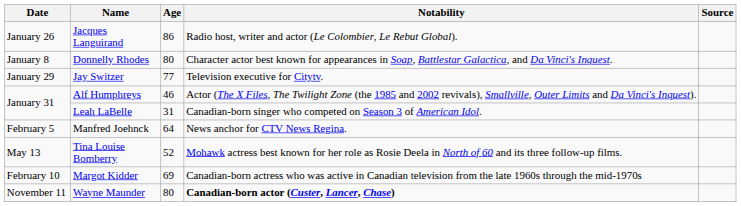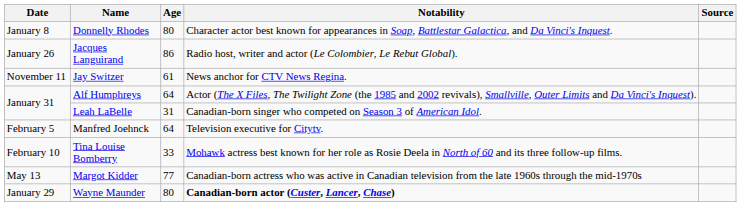rows swapped: (111, 59) <-> (98, 36)
(31, 77) January 29 -> (36, 77) November 11
(169, 77) 77 -> (169, 77) 61
(255, 77) Television executive for Citytv. -> (266, 77) News anchor for CTV News Regina.
(169, 94) 46 -> (169, 94) 64
(266, 128) News anchor for CTV News Regina. -> (255, 128) Television executive for Citytv.
(24, 152) May 13 -> (33, 152) February 10
(169, 152) 52 -> (169, 152) 33
(33, 175) February 10 -> (24, 175) May 13
(169, 175) 69 -> (169, 175) 77
(36, 192) November 11 -> (31, 192) January 29
